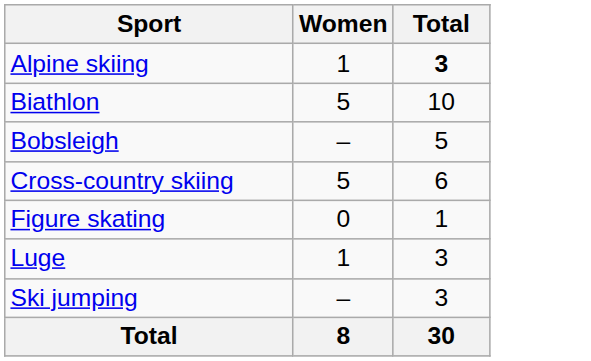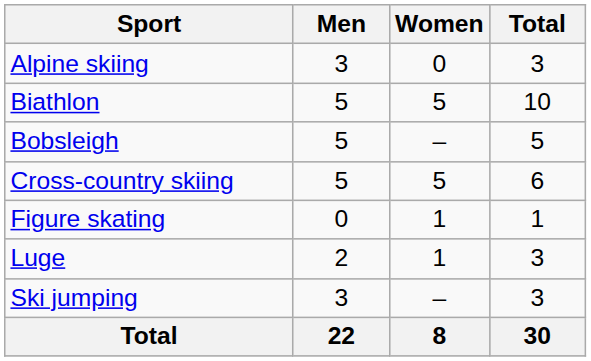+ column: (341, 24)
(343, 63) 1 -> (439, 63) 0
(441, 63) bold -> (537, 63) normal
(343, 219) 0 -> (439, 219) 1
